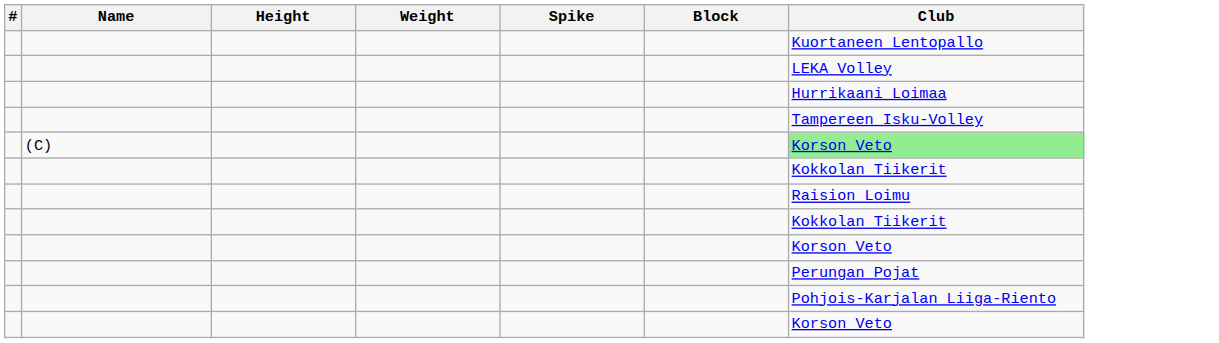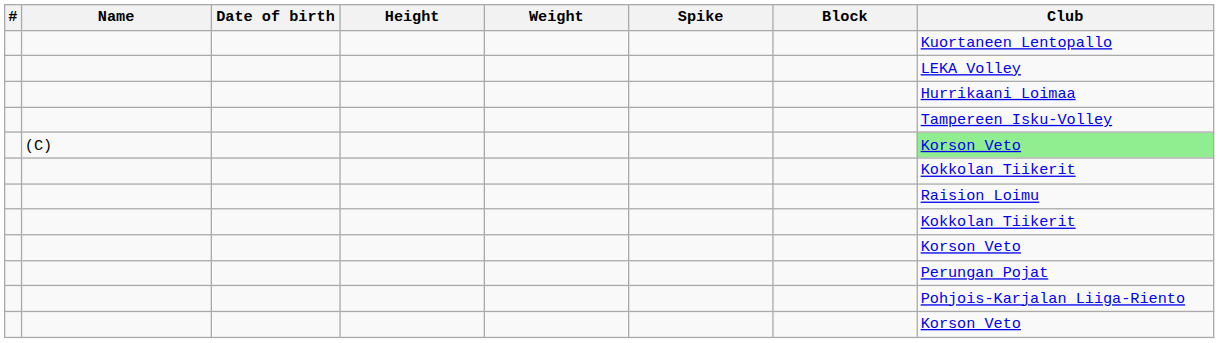+ column: (275, 17)
